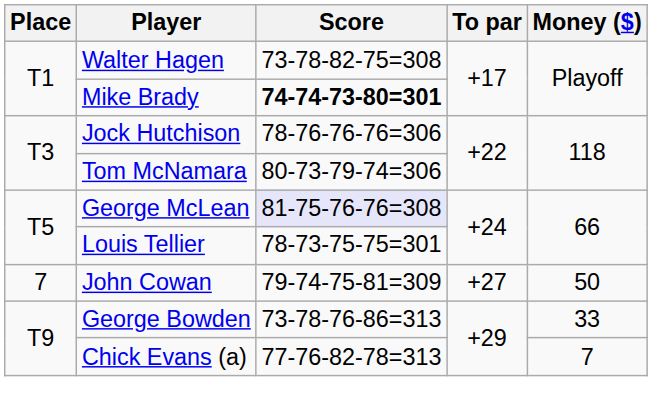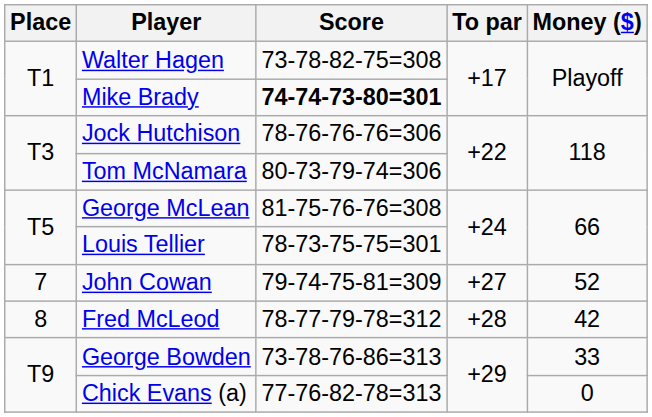(351, 208) lavender background -> (351, 208) no background
(587, 282) 50 -> (587, 282) 52
+ row: (151, 319)
(587, 356) 7 -> (587, 393) 0
